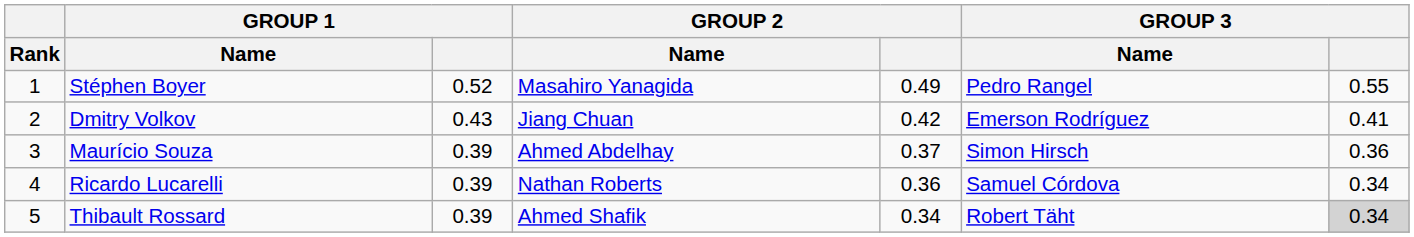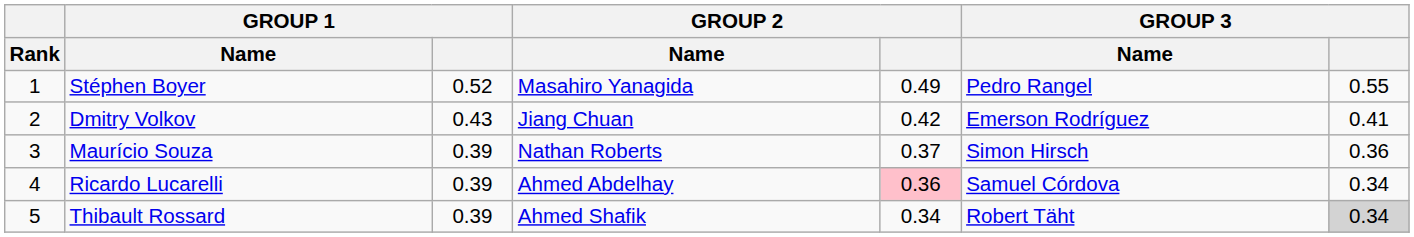(596, 152) Ahmed Abdelhay -> (590, 152) Nathan Roberts
(590, 184) Nathan Roberts -> (596, 184) Ahmed Abdelhay
(921, 184) no background -> (921, 184) pink background
